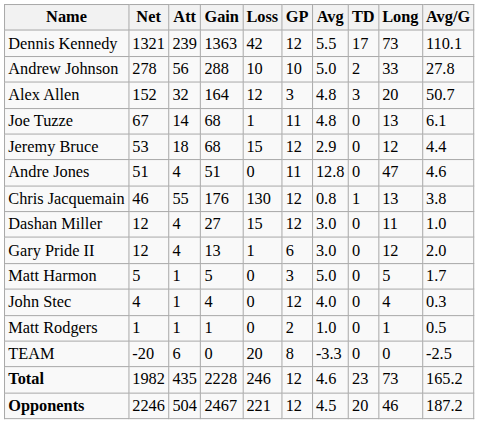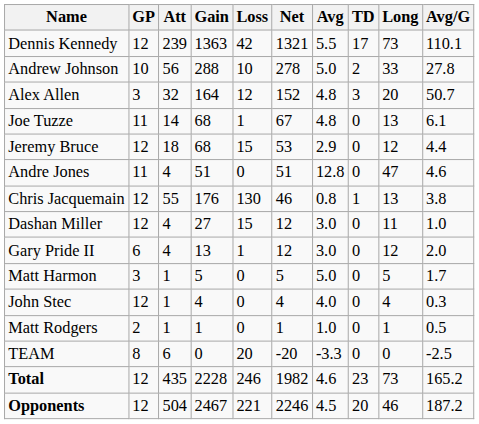columns swapped: (297, 17) <-> (149, 17)
